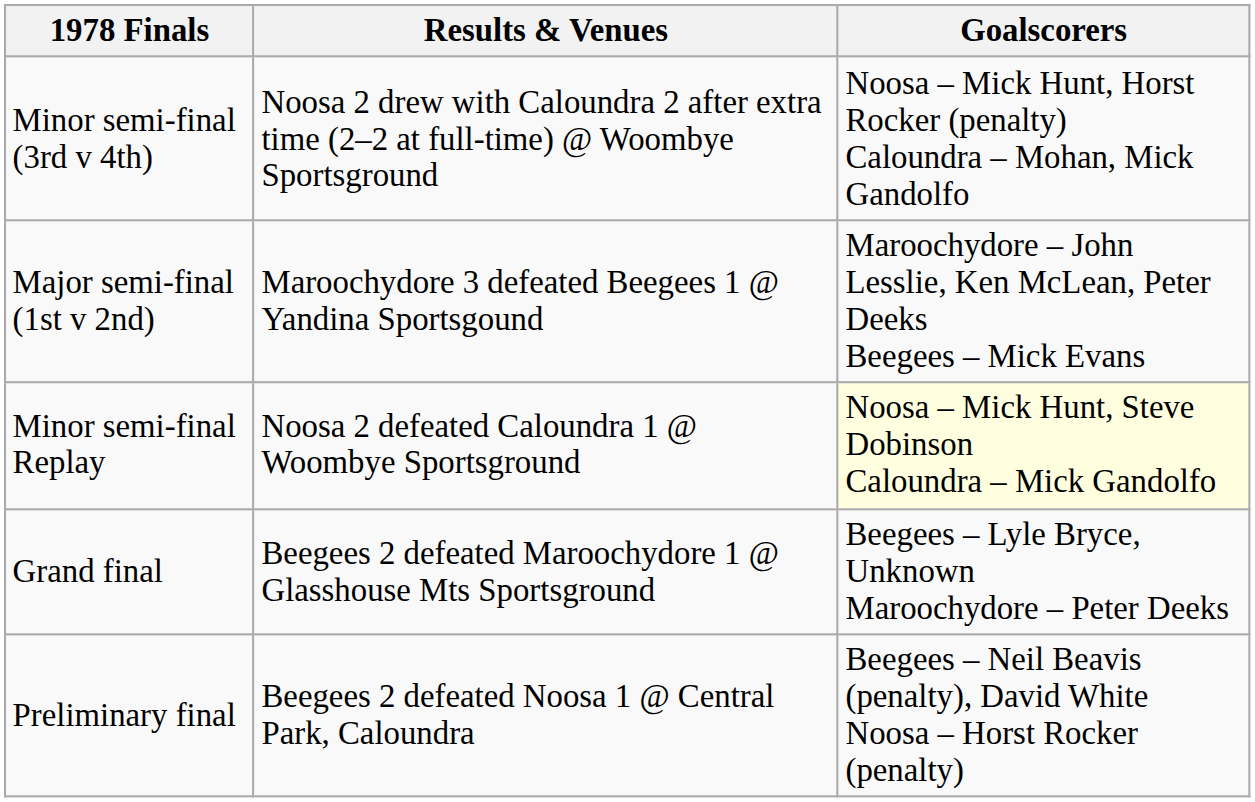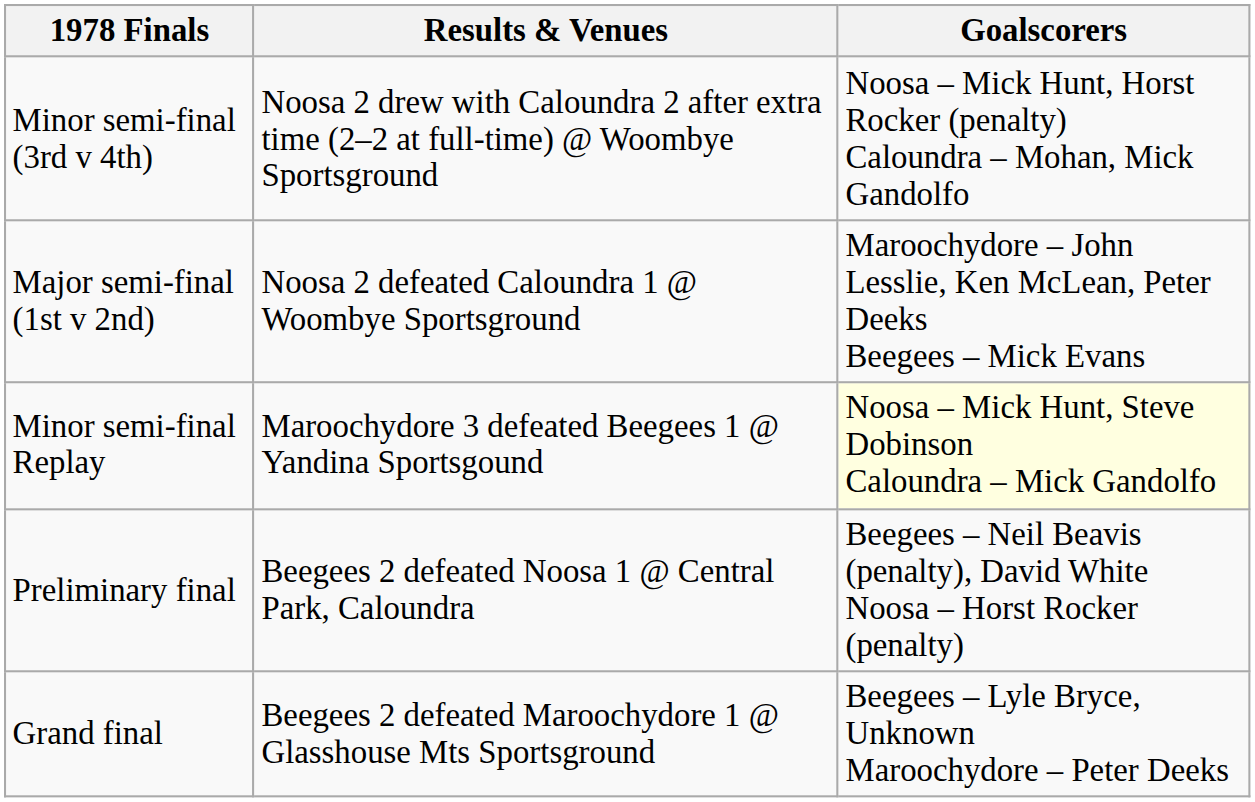(520, 300) Maroochydore 3 defeated Beegees 1 @ Yandina Sportsgound -> (479, 300) Noosa 2 defeated Caloundra 1 @ Woombye Sportsground
(479, 444) Noosa 2 defeated Caloundra 1 @ Woombye Sportsground -> (520, 444) Maroochydore 3 defeated Beegees 1 @ Yandina Sportsgound
rows swapped: (124, 714) <-> (88, 570)
